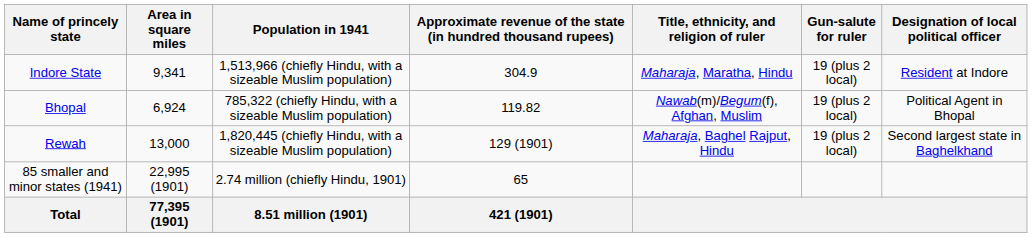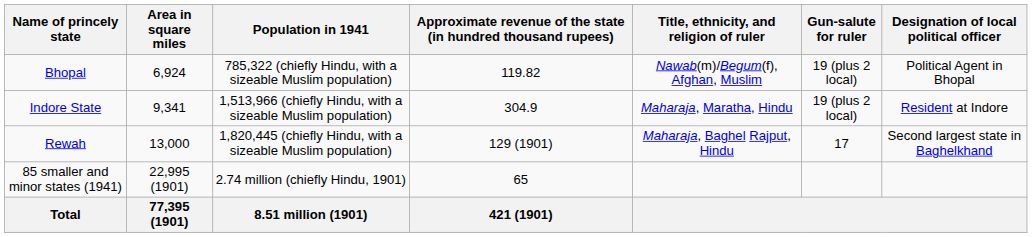rows swapped: (65, 72) <-> (65, 108)
(842, 143) 19 (plus 2 local) -> (842, 143) 17
